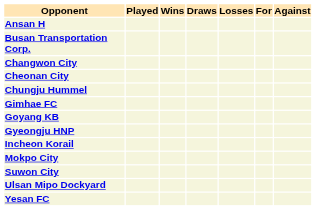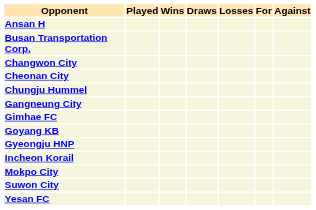+ row: (43, 103)
- row: (55, 185)
